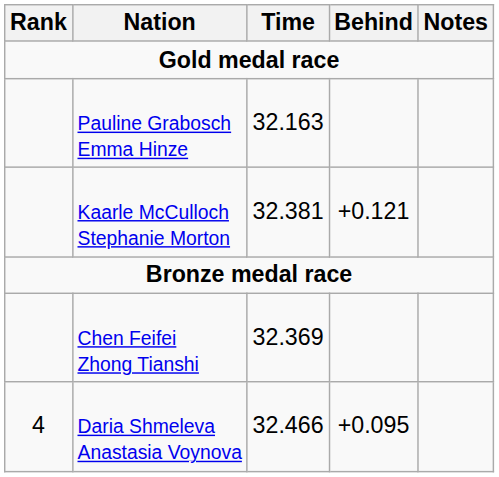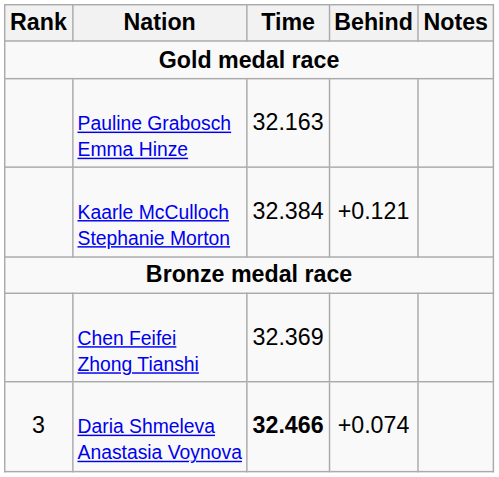(288, 211) 32.381 -> (288, 211) 32.384
(38, 426) 4 -> (38, 426) 3
(288, 426) normal -> (288, 426) bold
(374, 426) +0.095 -> (374, 426) +0.074
